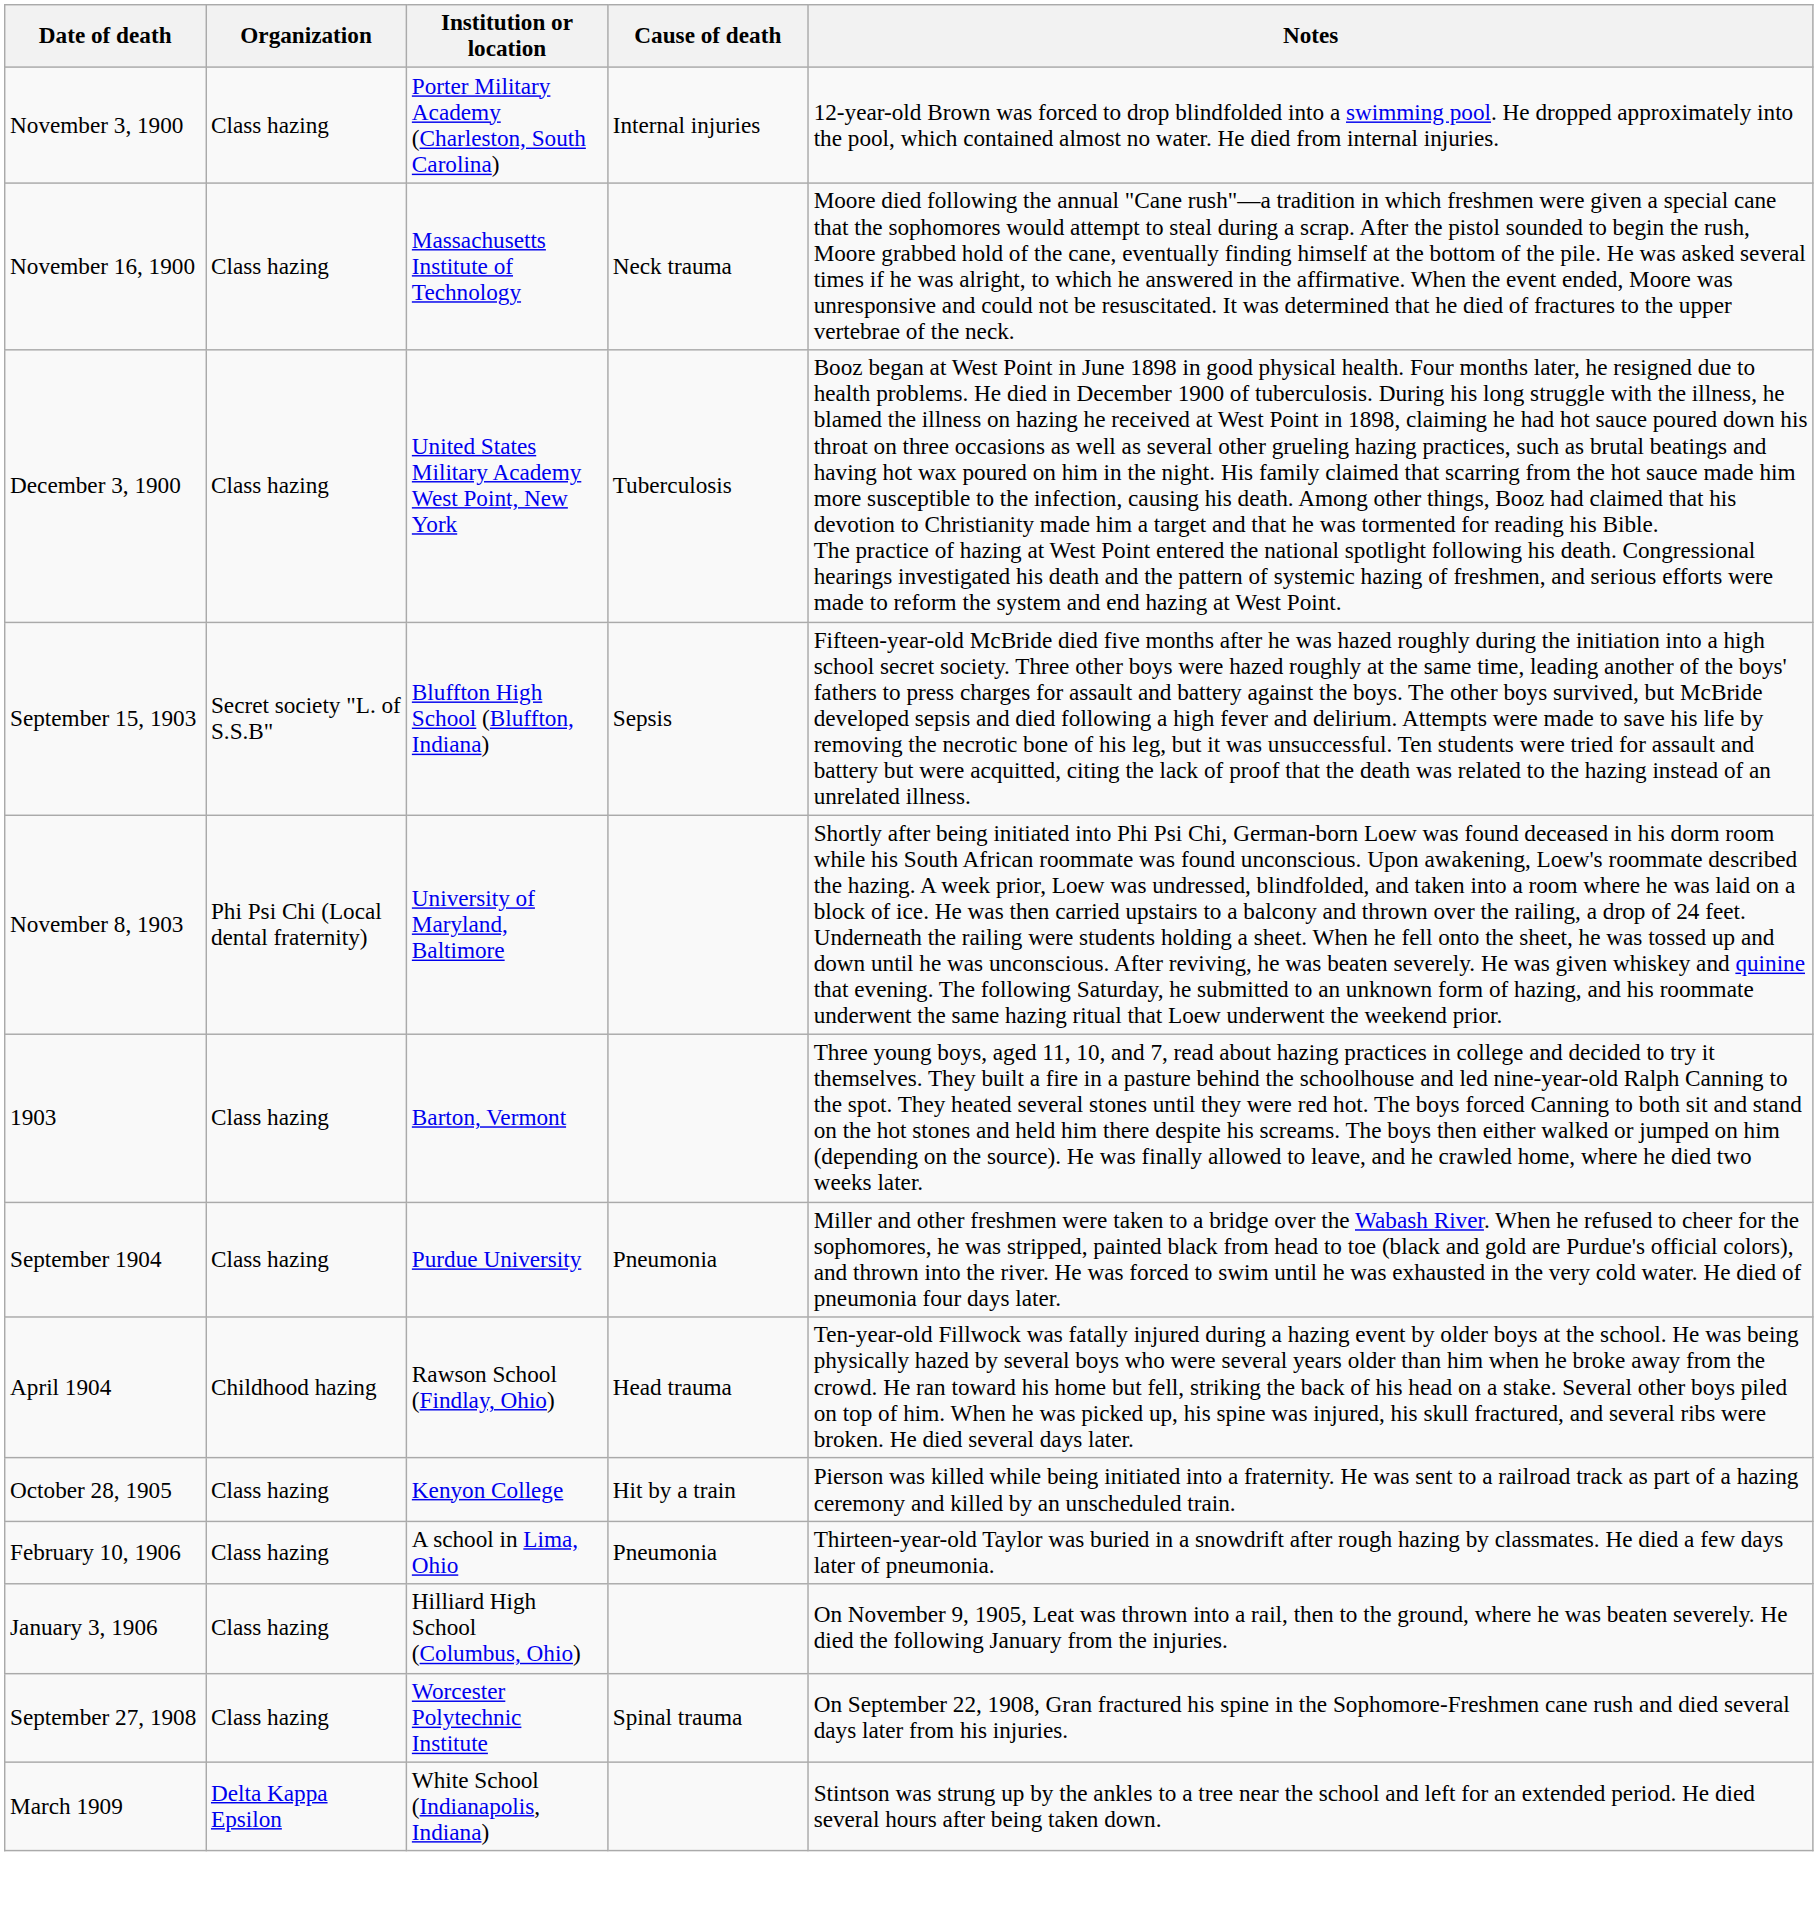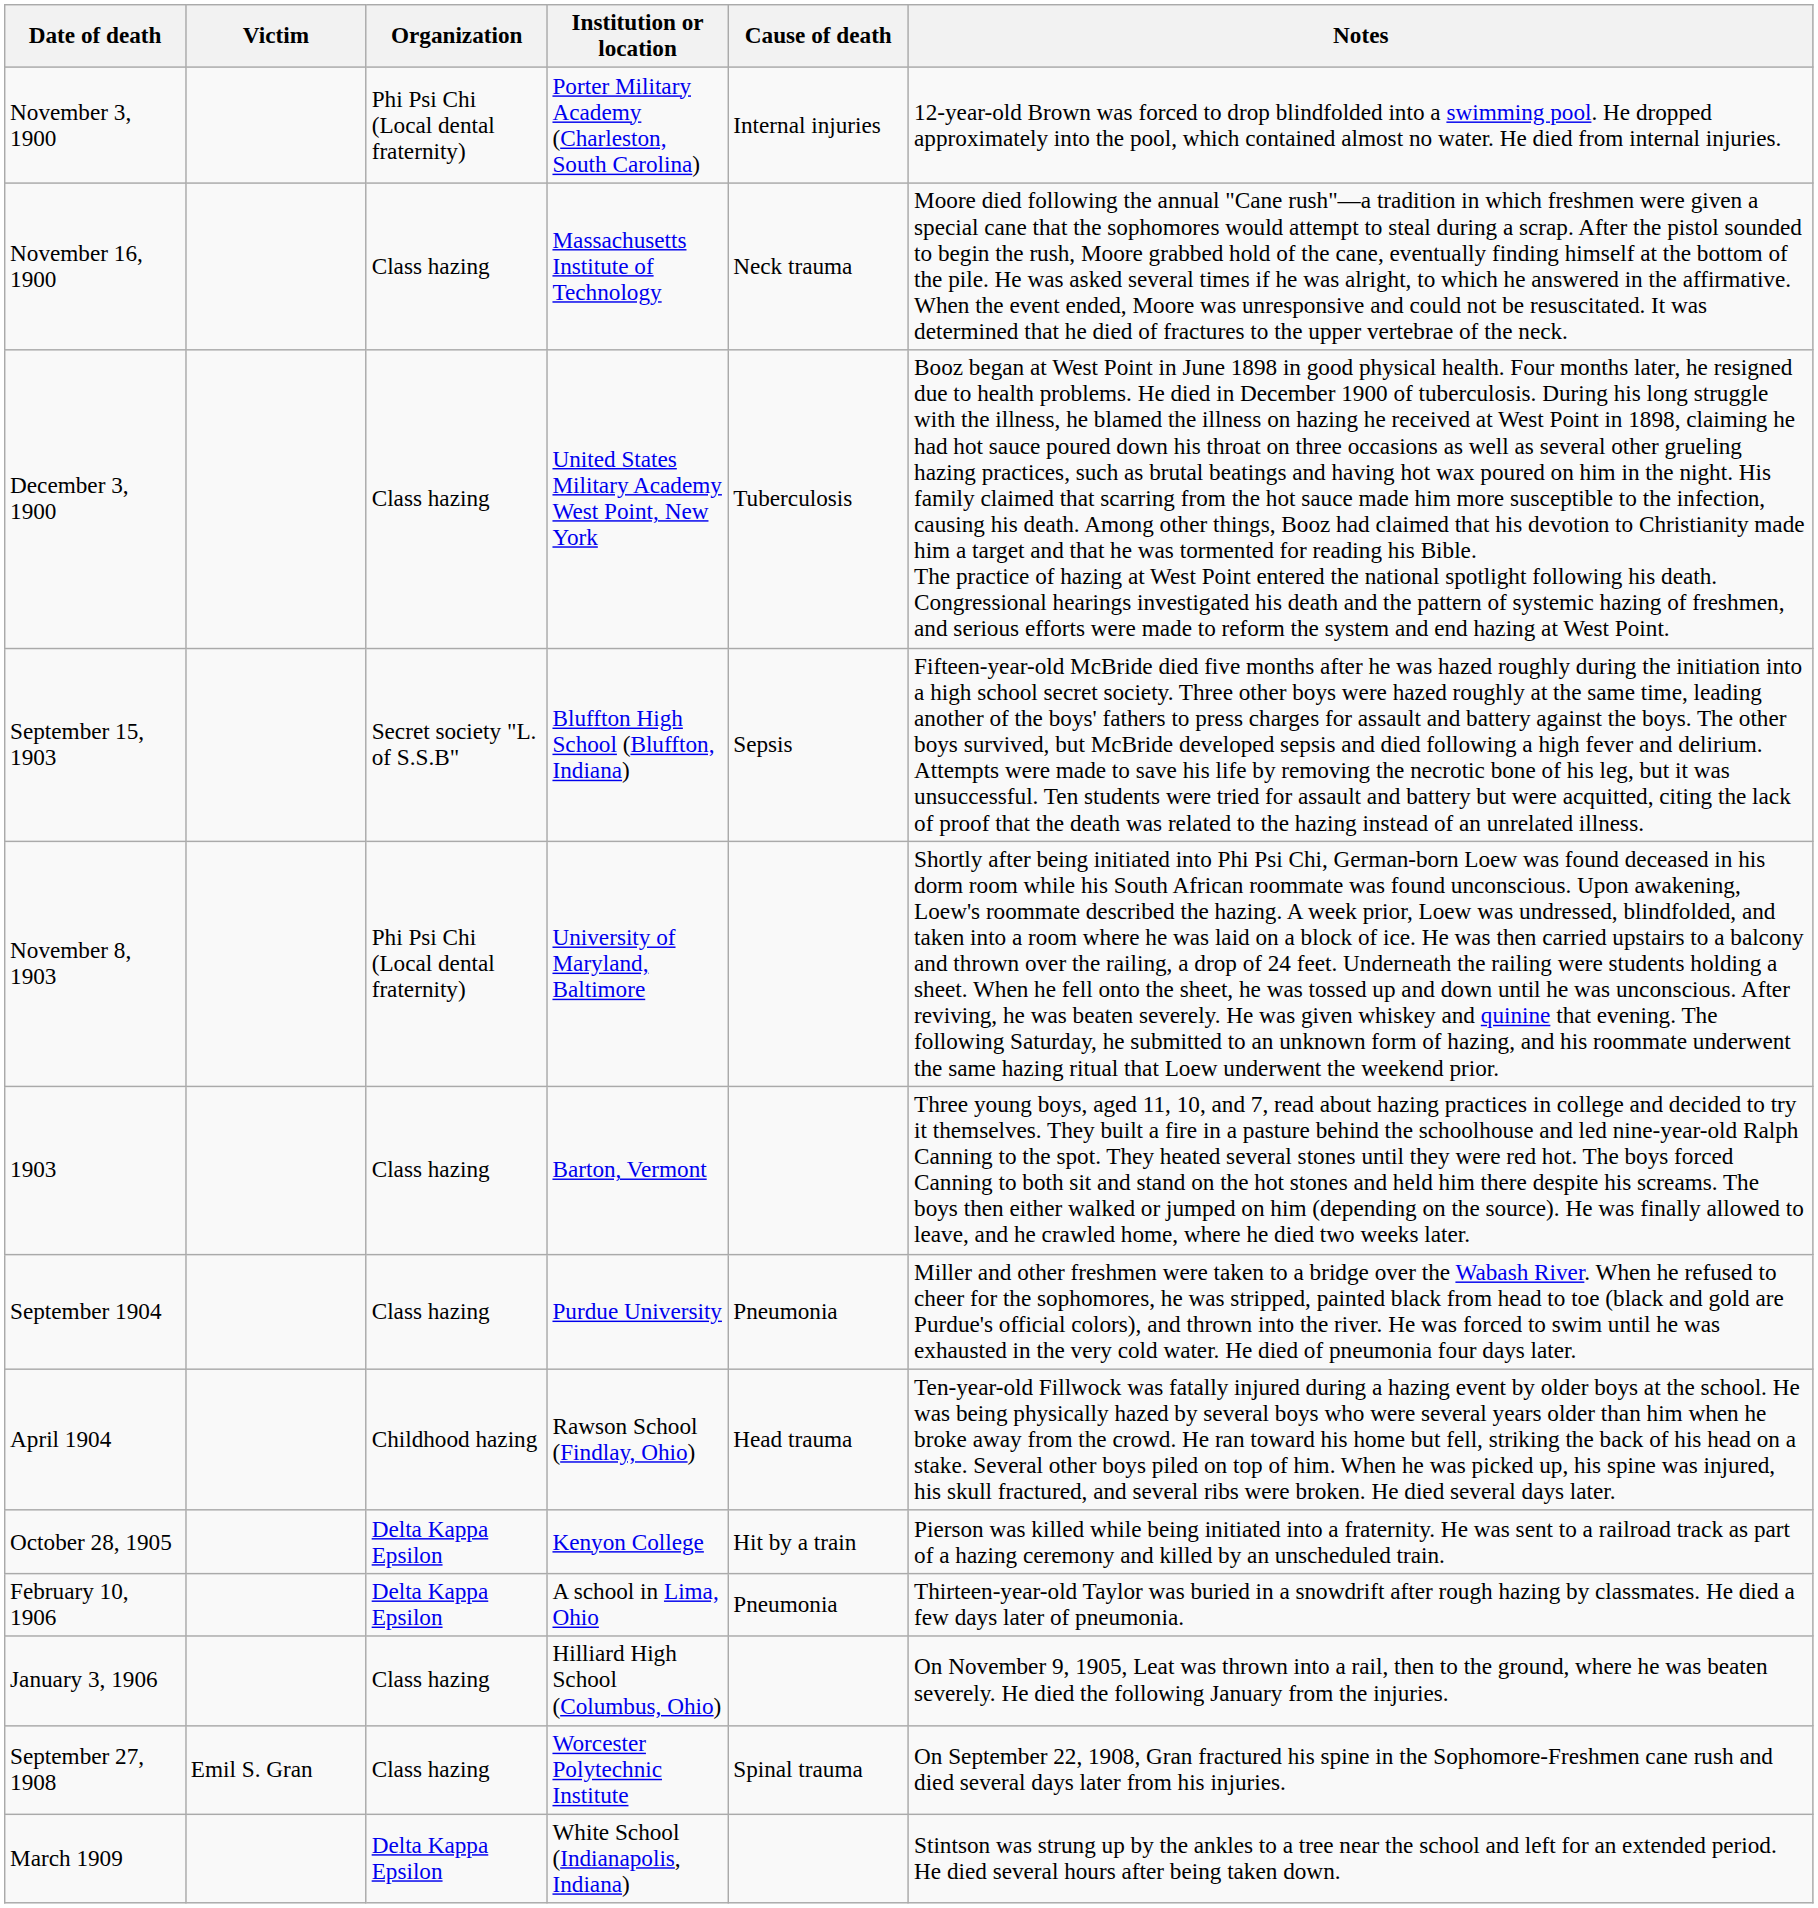+ column: (276, 35)
(270, 124) Class hazing -> (433, 124) Phi Psi Chi (Local dental fraternity)
(270, 1489) Class hazing -> (430, 1541) Delta Kappa Epsilon
(270, 1552) Class hazing -> (430, 1604) Delta Kappa Epsilon
